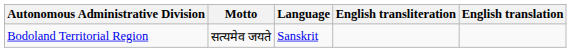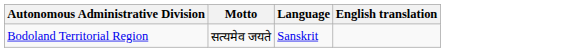- column: (396, 14)
